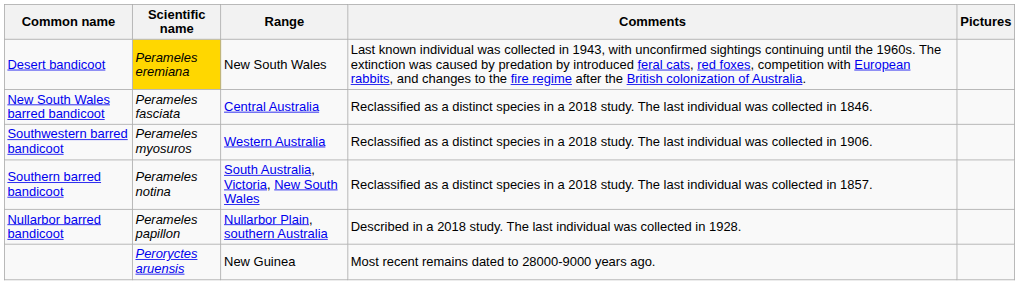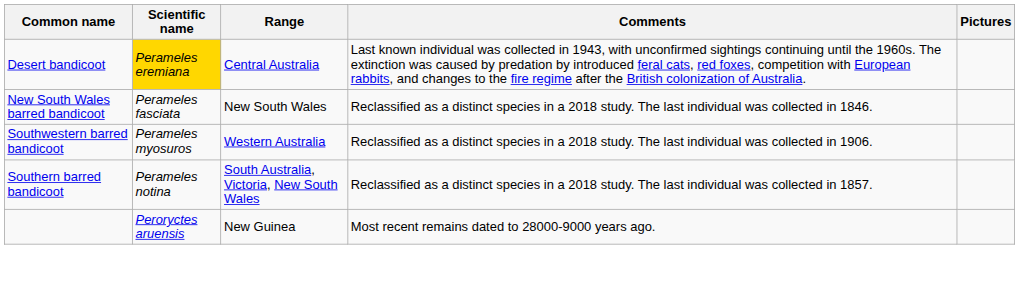(275, 64) New South Wales -> (272, 64) Central Australia
(272, 106) Central Australia -> (275, 106) New South Wales
- row: (54, 226)
